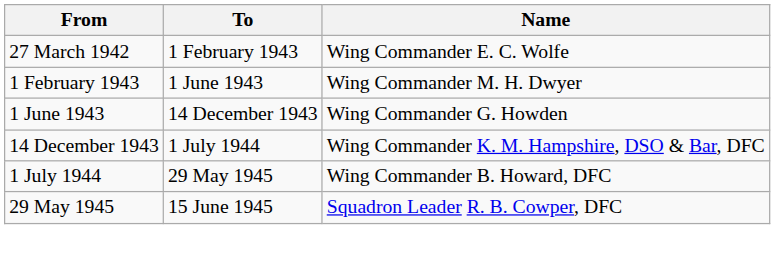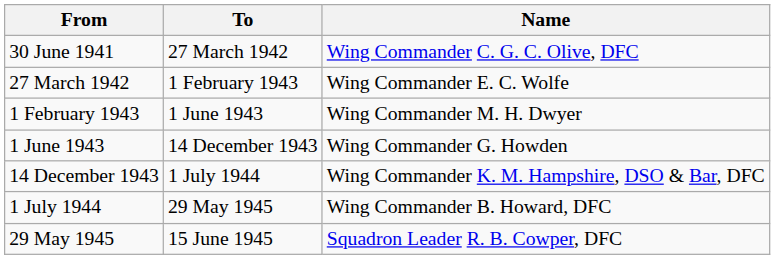+ row: (62, 51)
